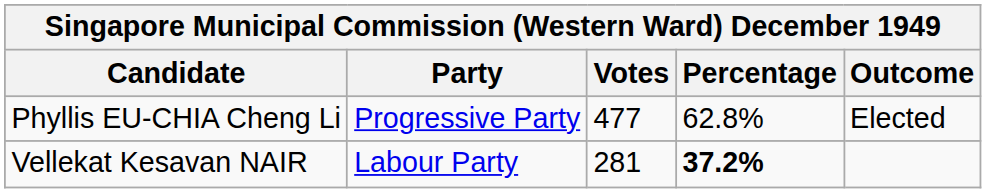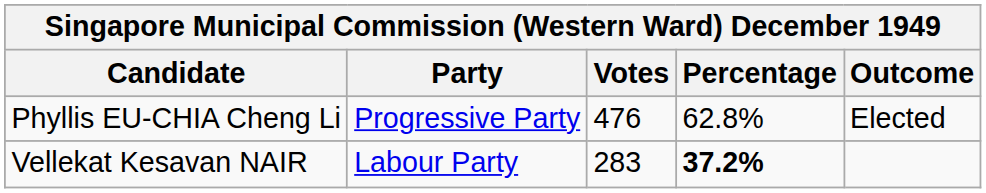(617, 118) 477 -> (617, 118) 476
(617, 163) 281 -> (617, 163) 283
